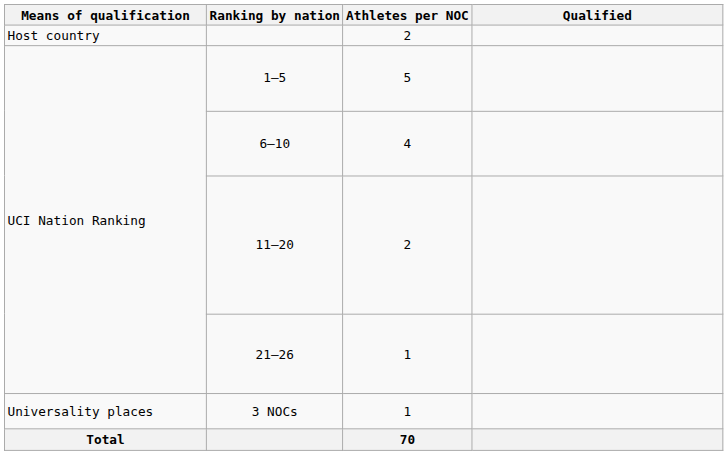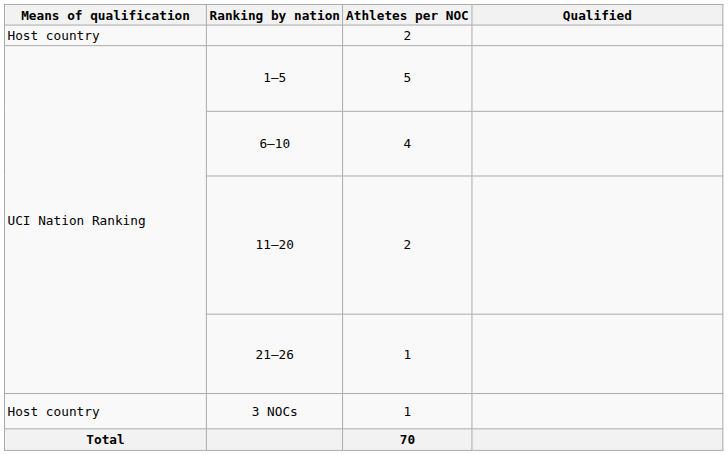(80, 411) Universality places -> (54, 411) Host country
